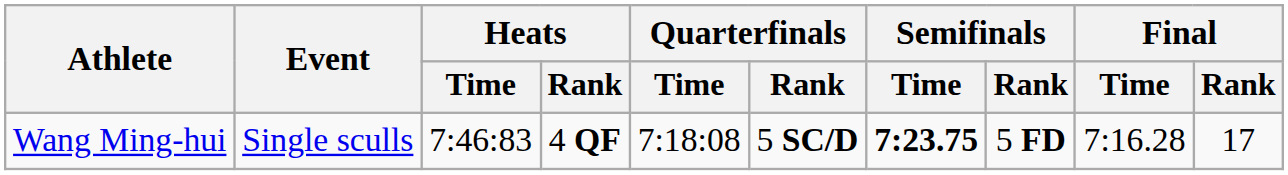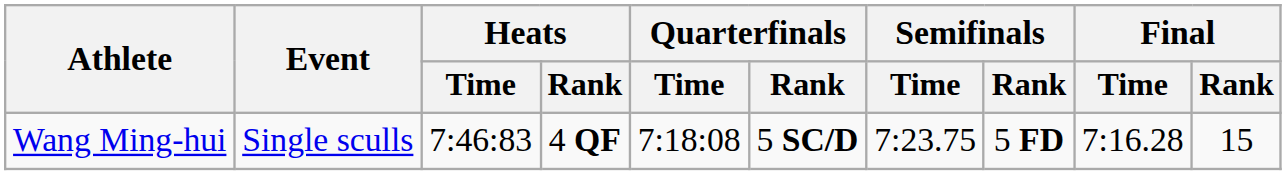(926, 140) bold -> (925, 140) normal
(1238, 140) 17 -> (1236, 140) 15
